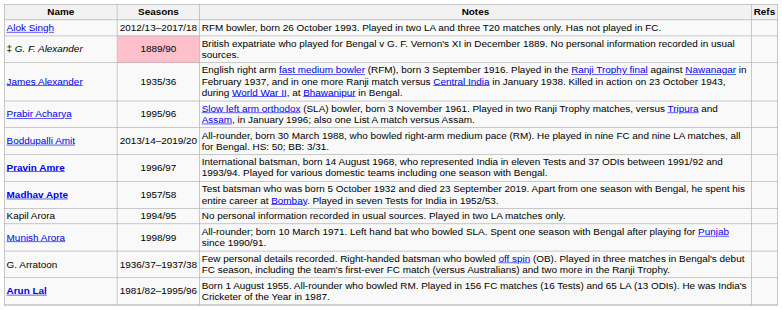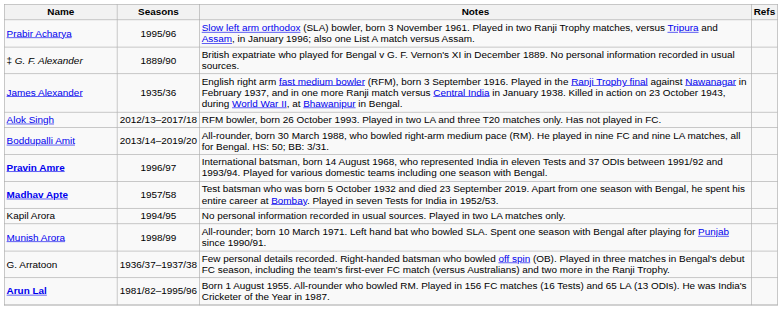rows swapped: (39, 114) <-> (30, 28)
(158, 49) pink background -> (158, 60) no background
